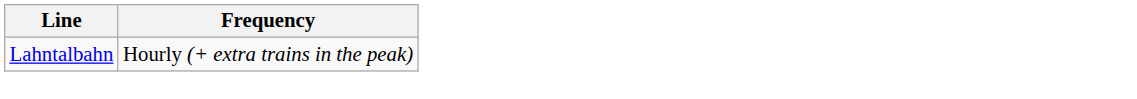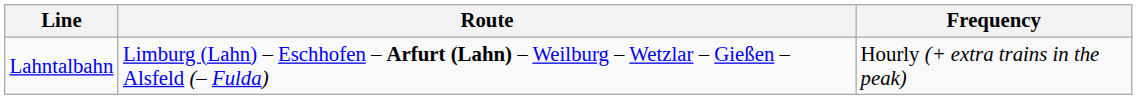+ column: (487, 20)
